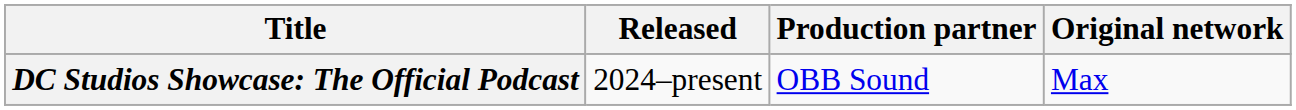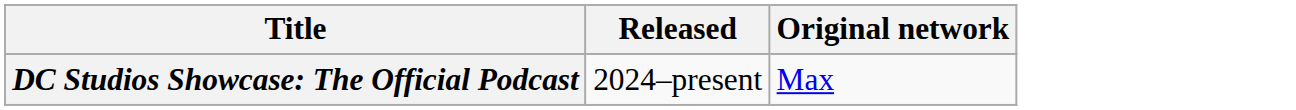- column: (907, 29)
